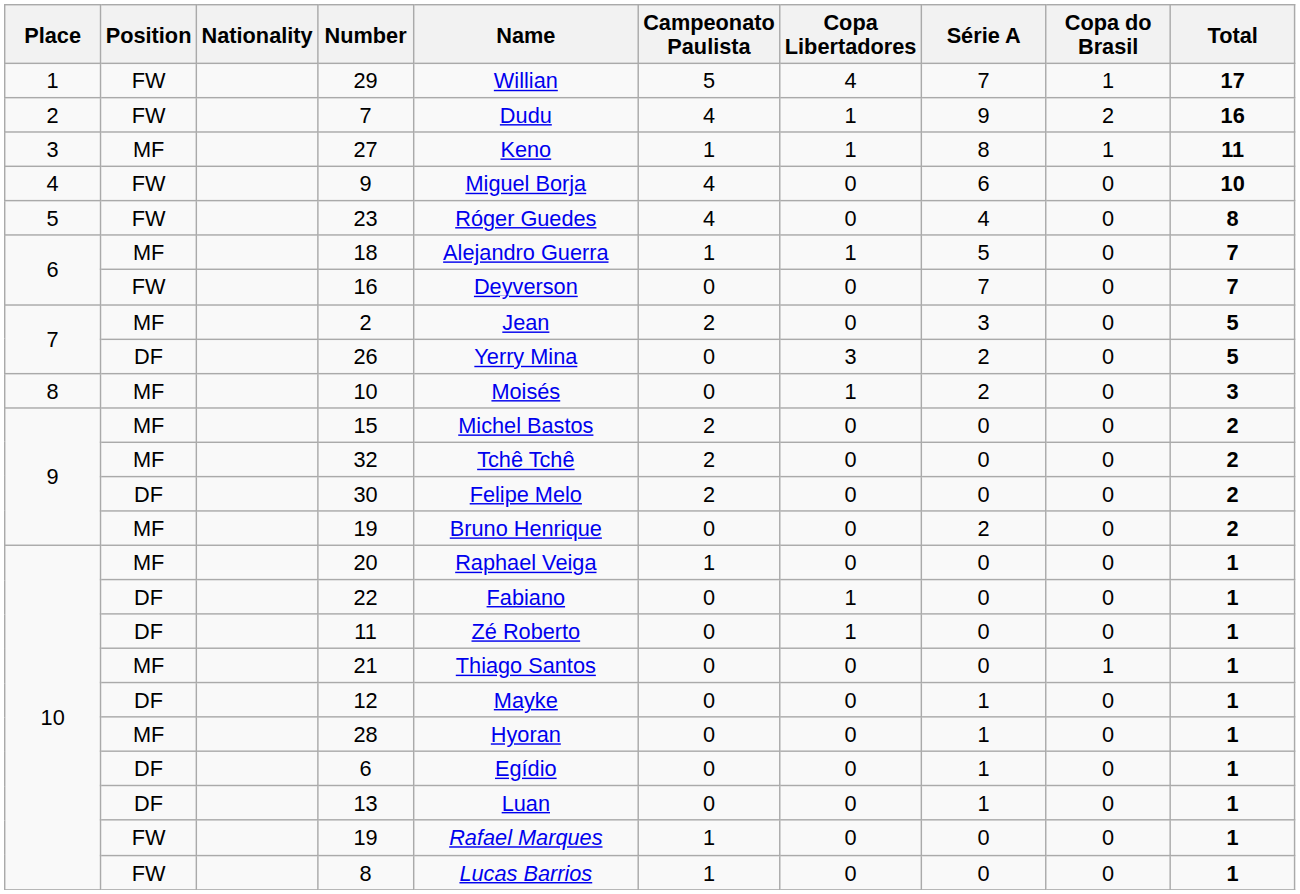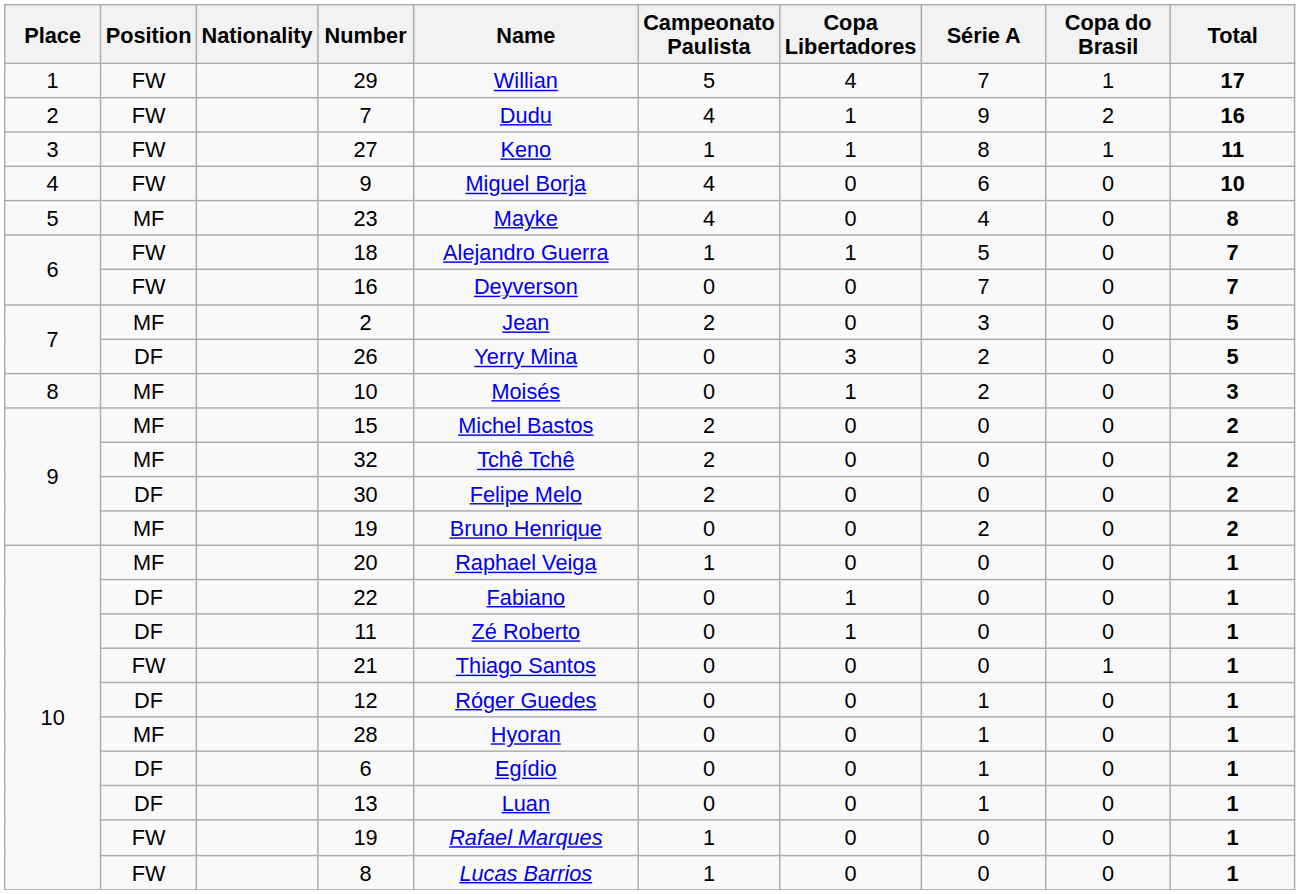(149, 150) MF -> (149, 150) FW
(149, 218) FW -> (149, 218) MF
(526, 218) Róger Guedes -> (526, 218) Mayke
(149, 253) MF -> (149, 253) FW
(149, 666) MF -> (149, 666) FW
(526, 700) Mayke -> (526, 700) Róger Guedes
